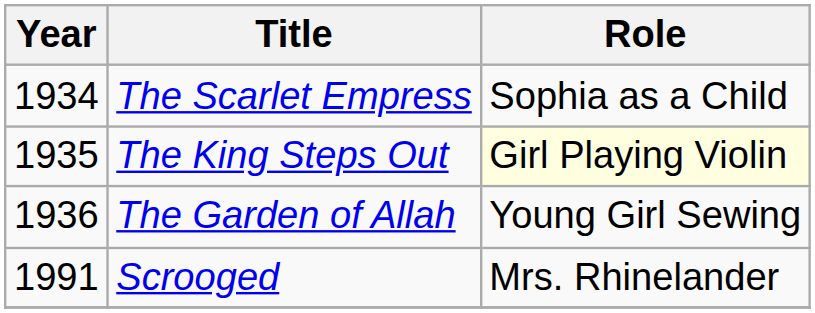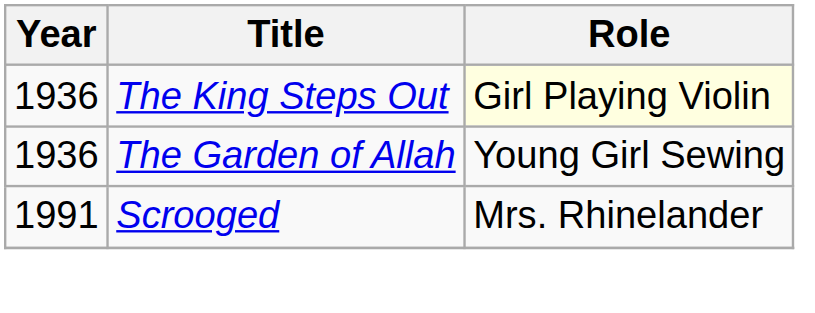- row: (294, 95)
(56, 155) 1935 -> (56, 95) 1936
